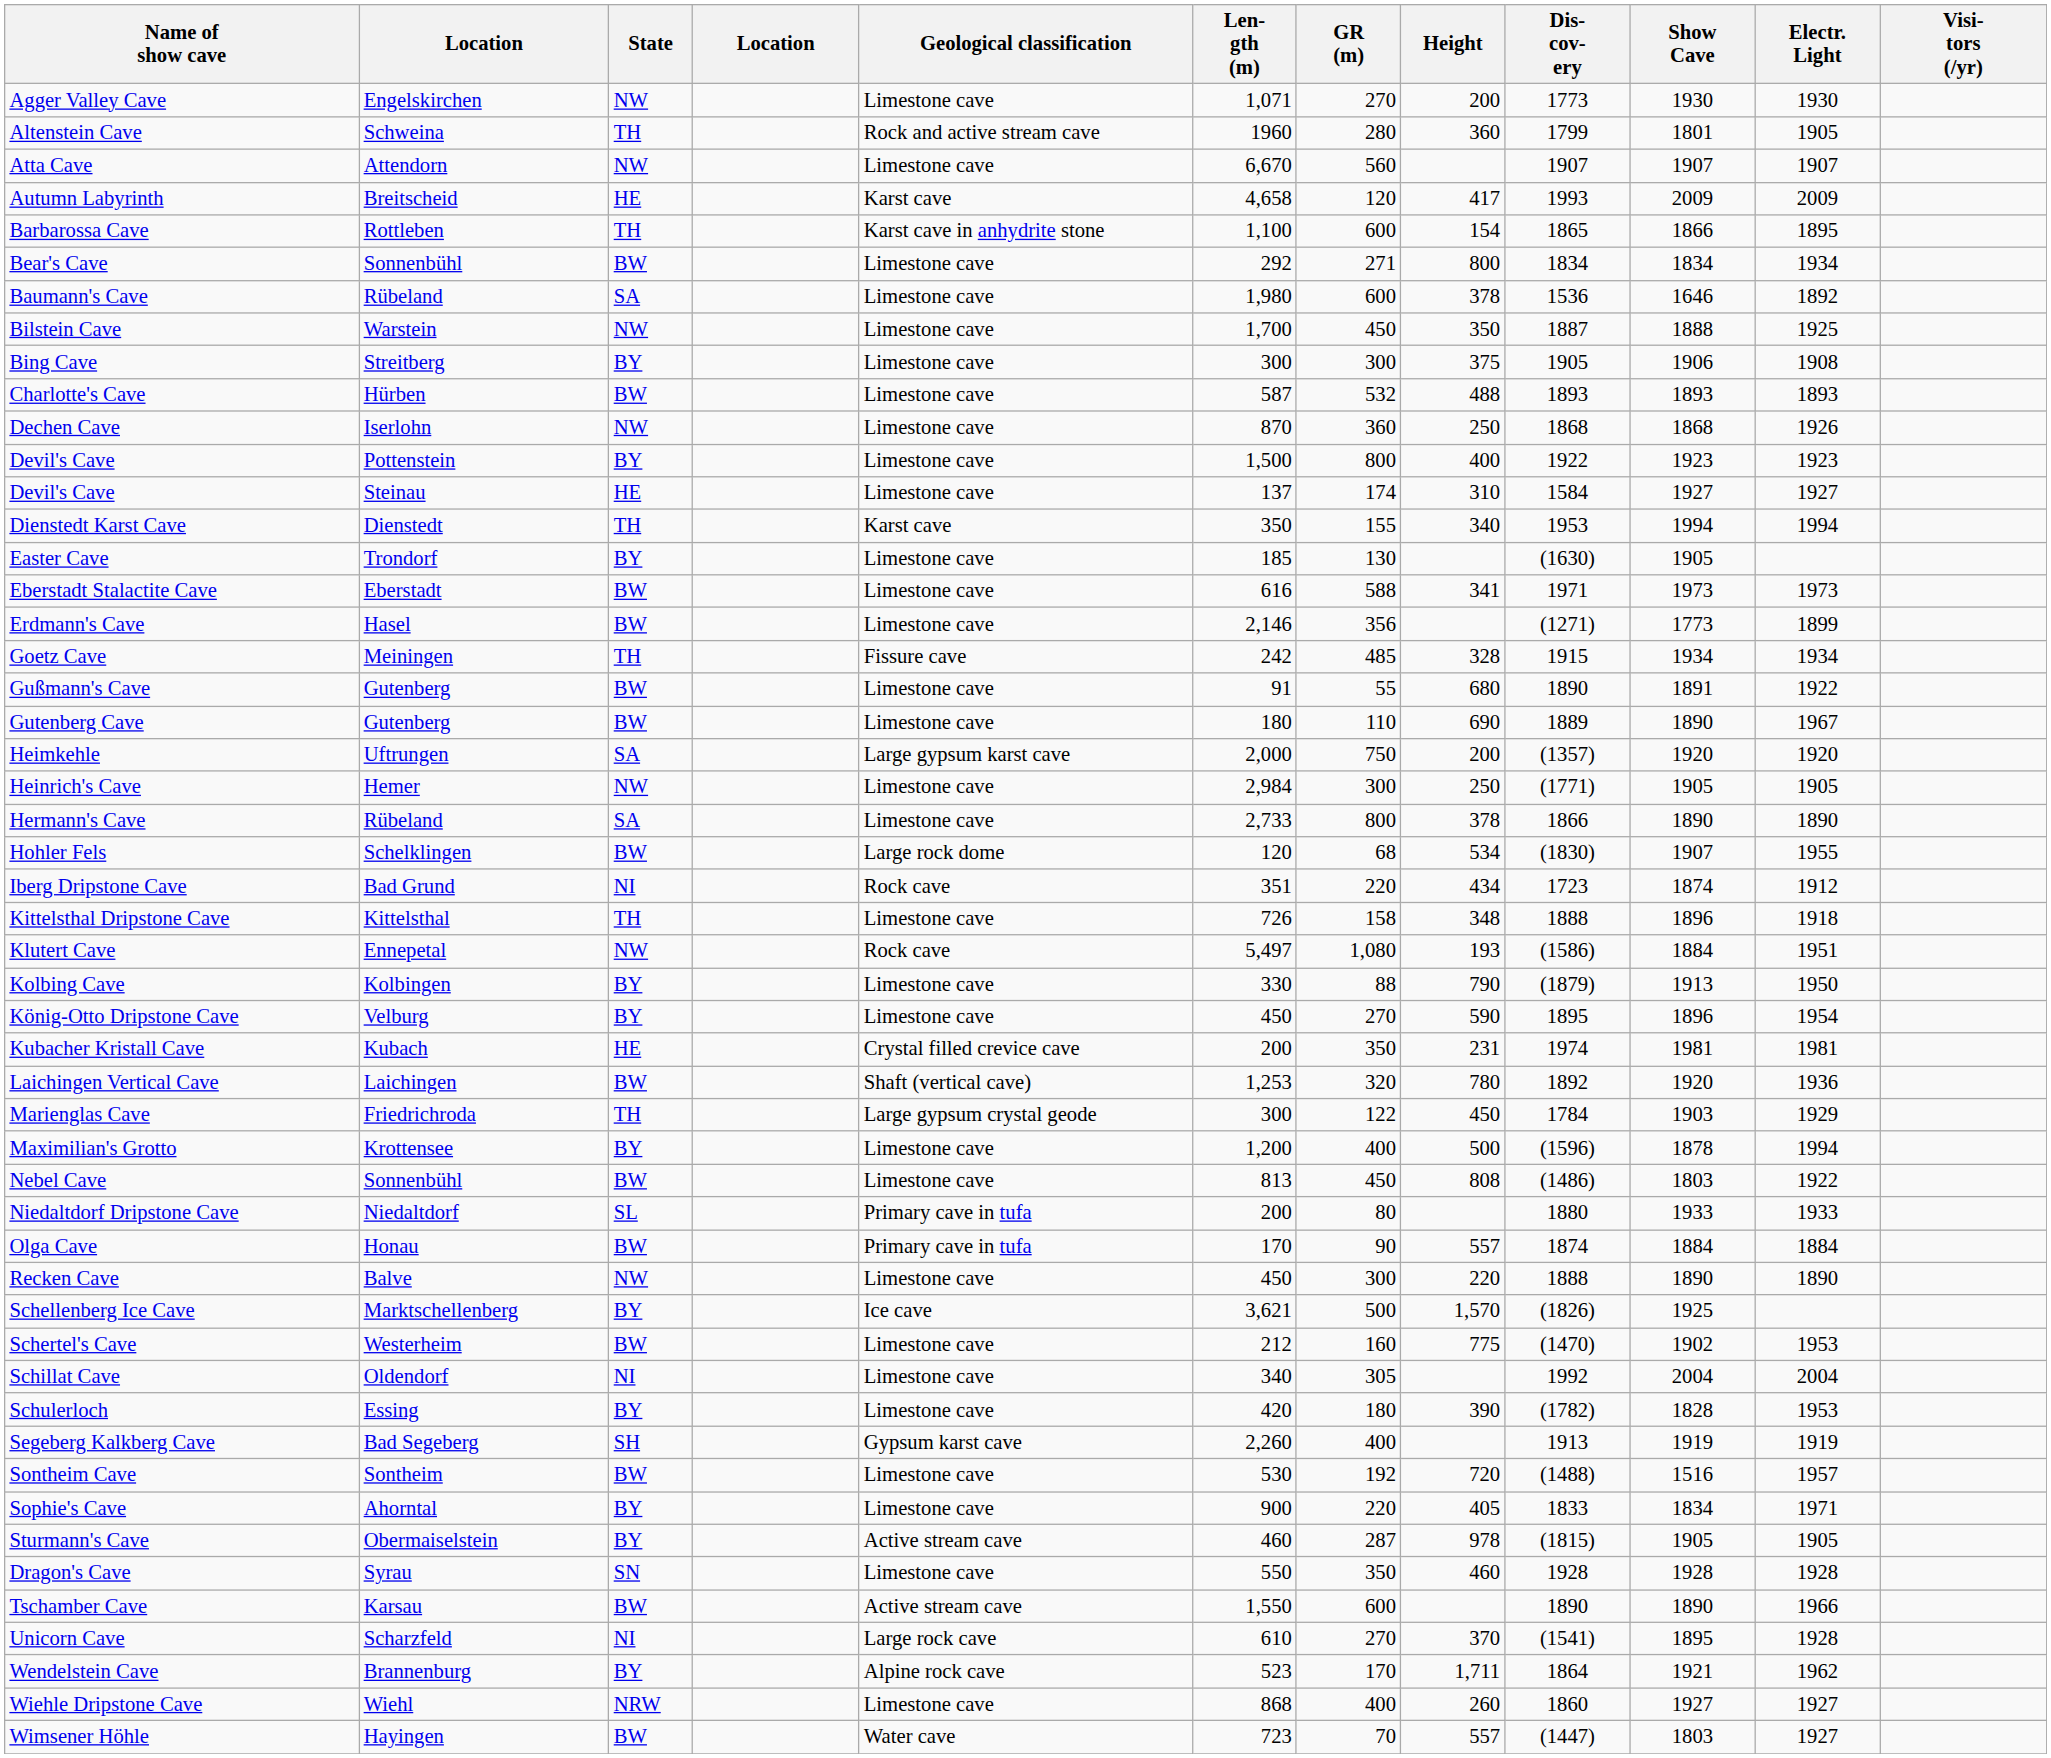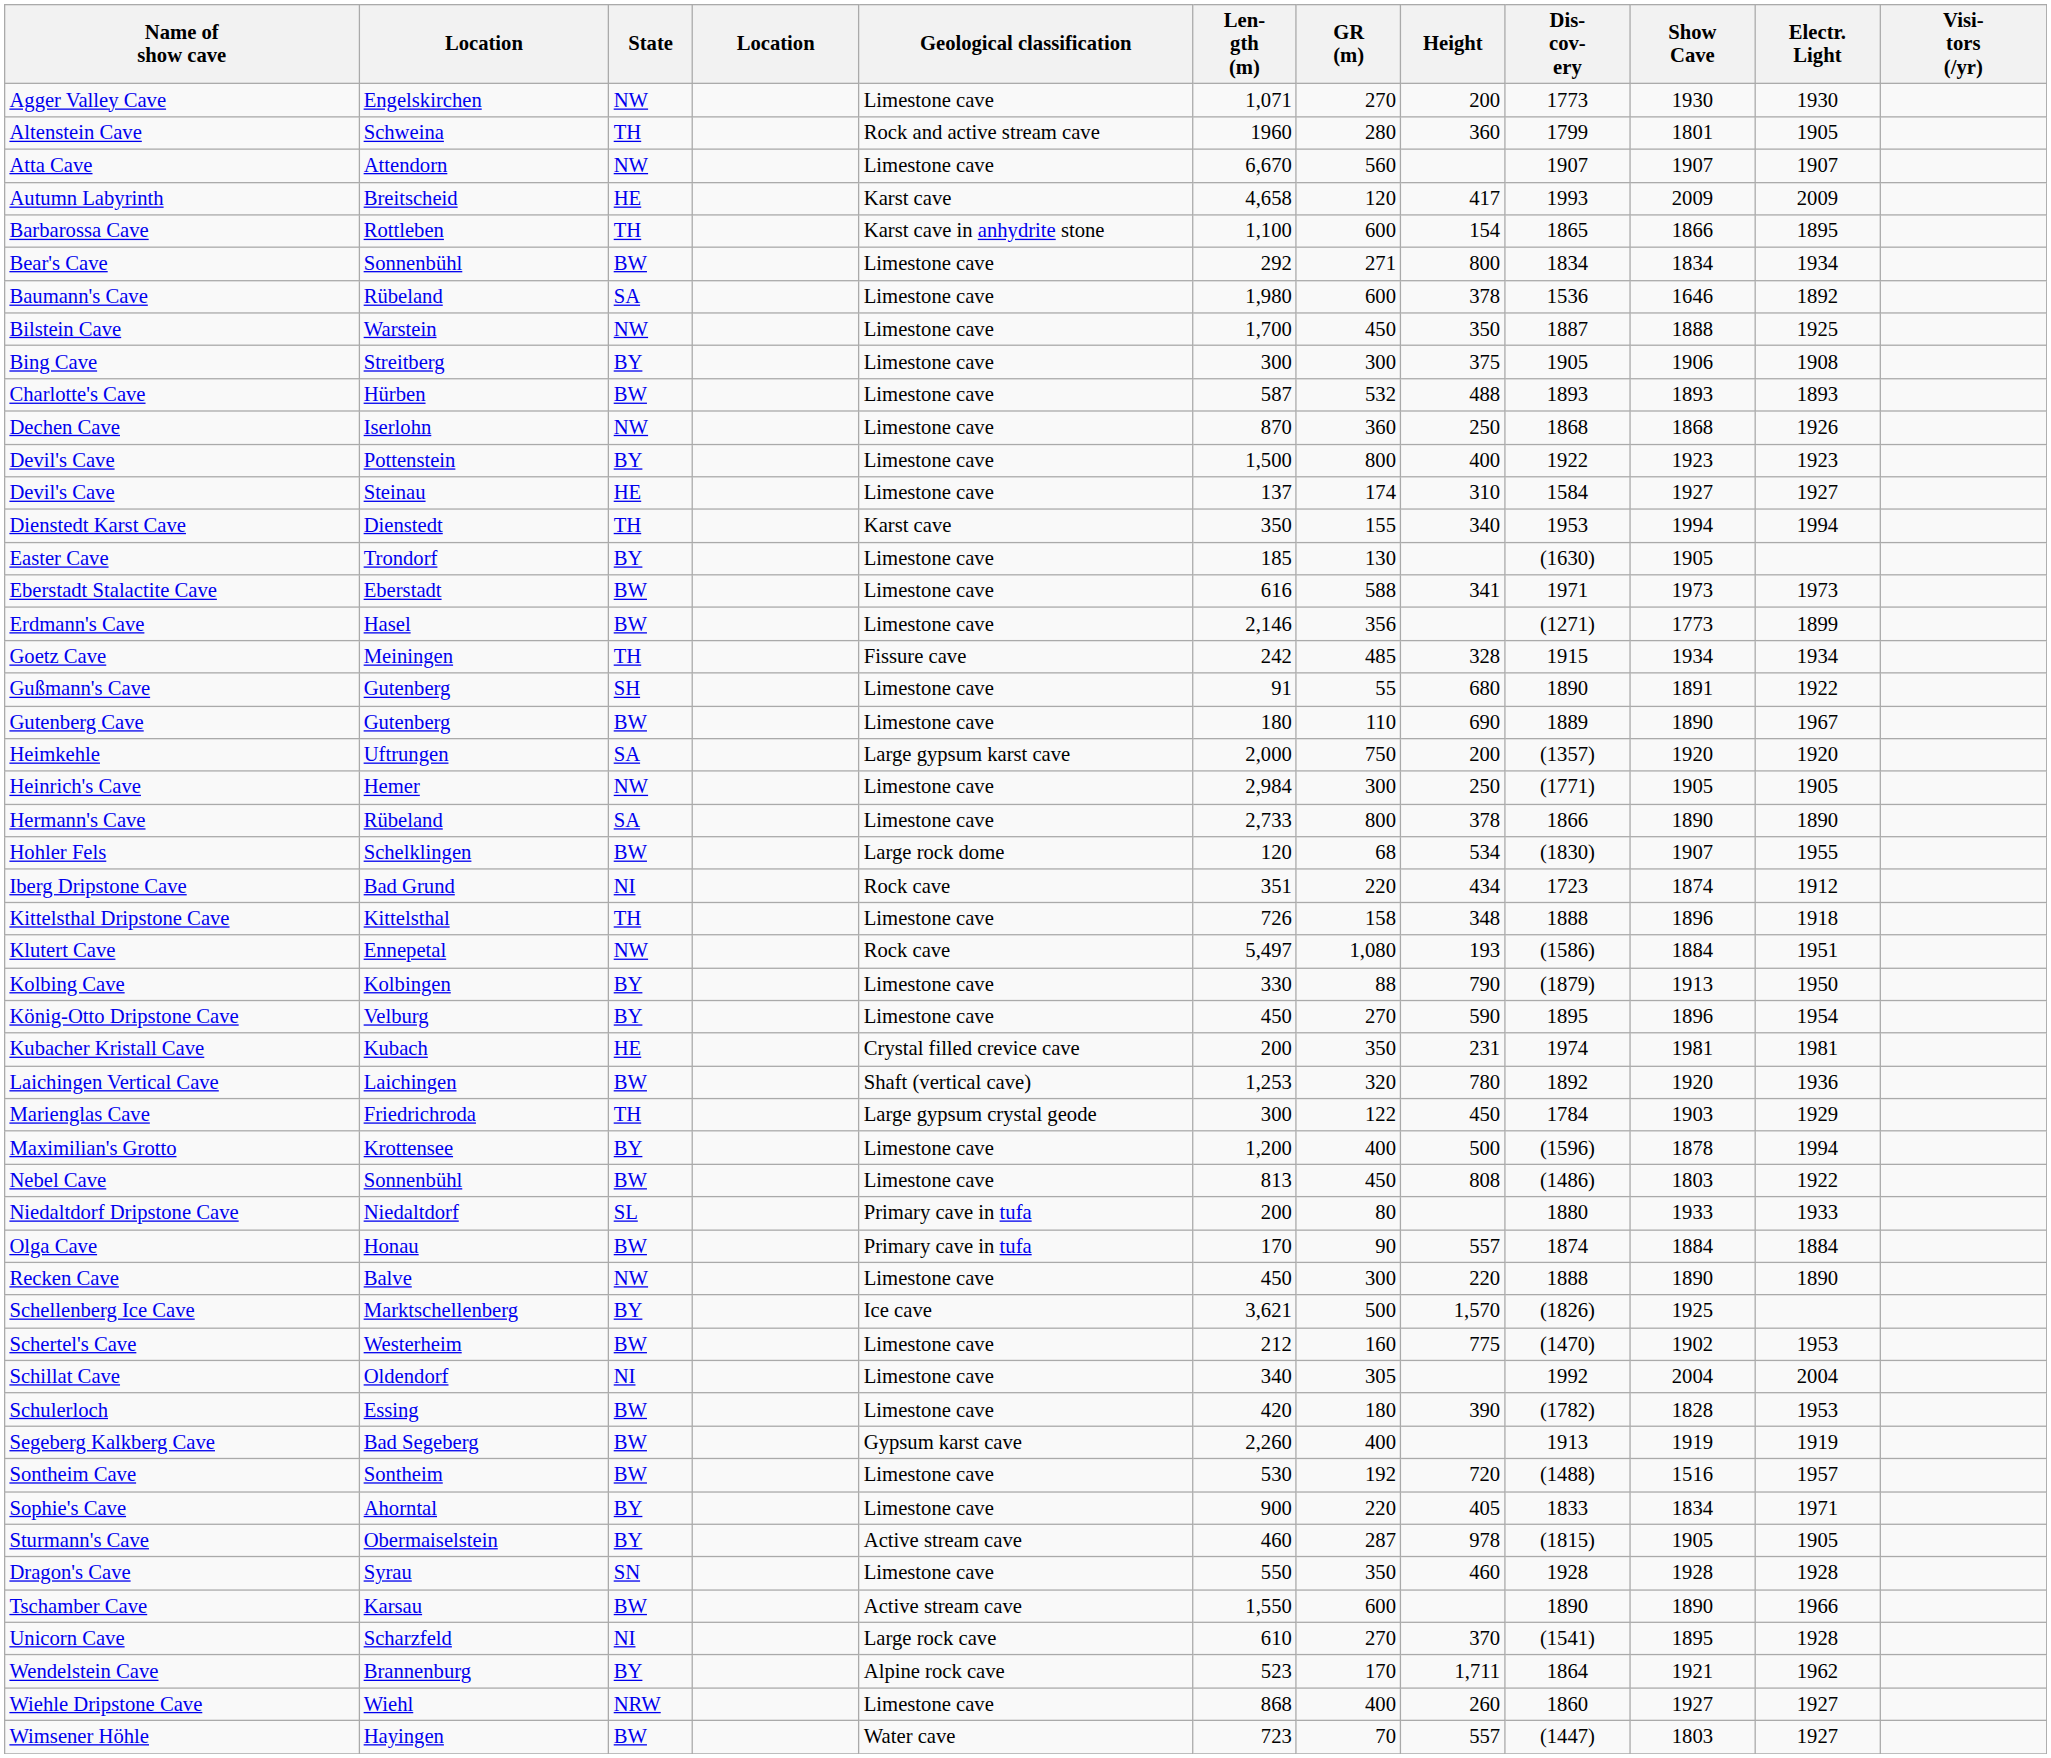(630, 689) BW -> (627, 689) SH
(628, 1409) BY -> (630, 1409) BW
(627, 1442) SH -> (630, 1442) BW
